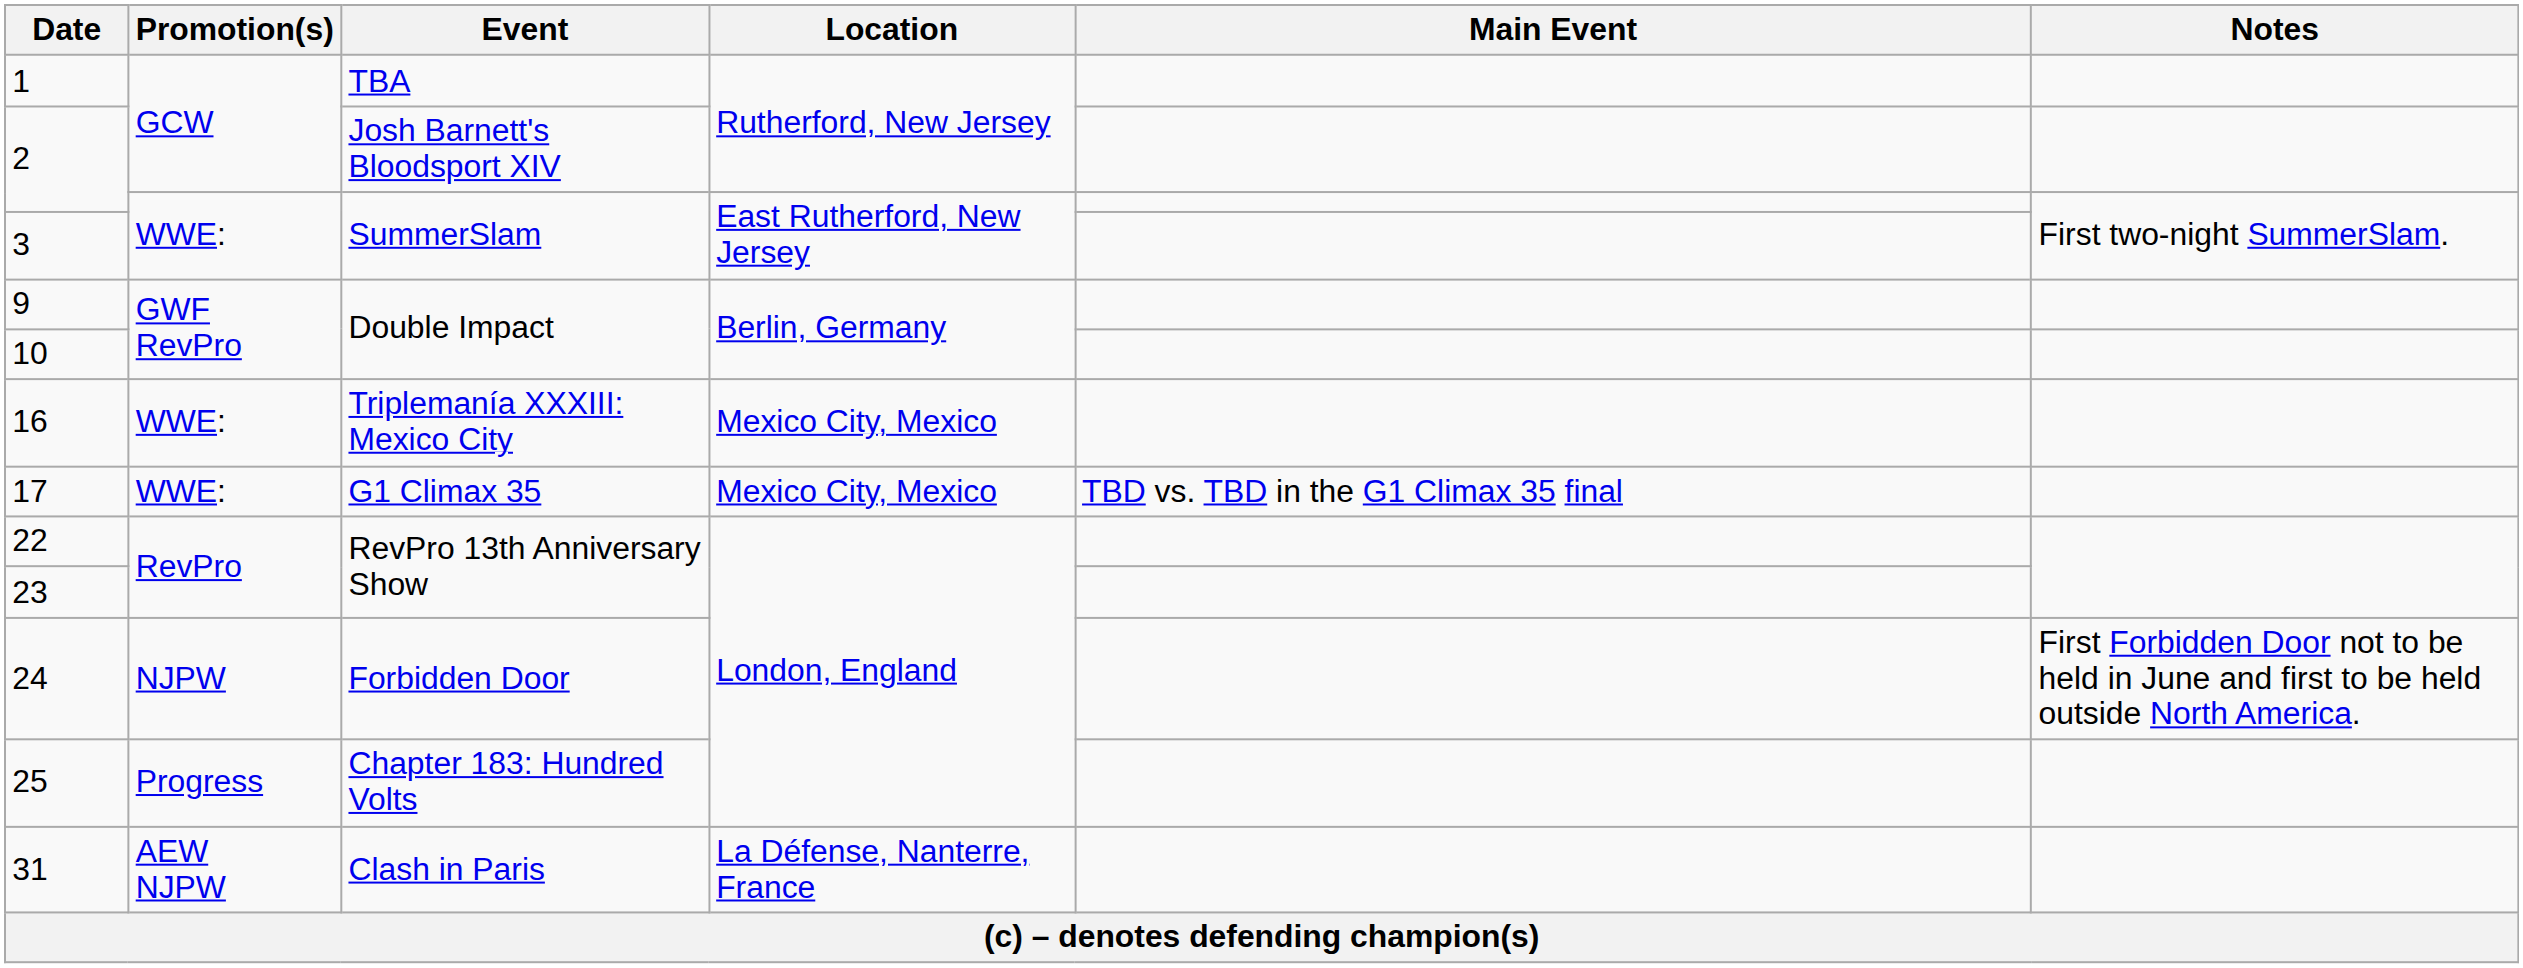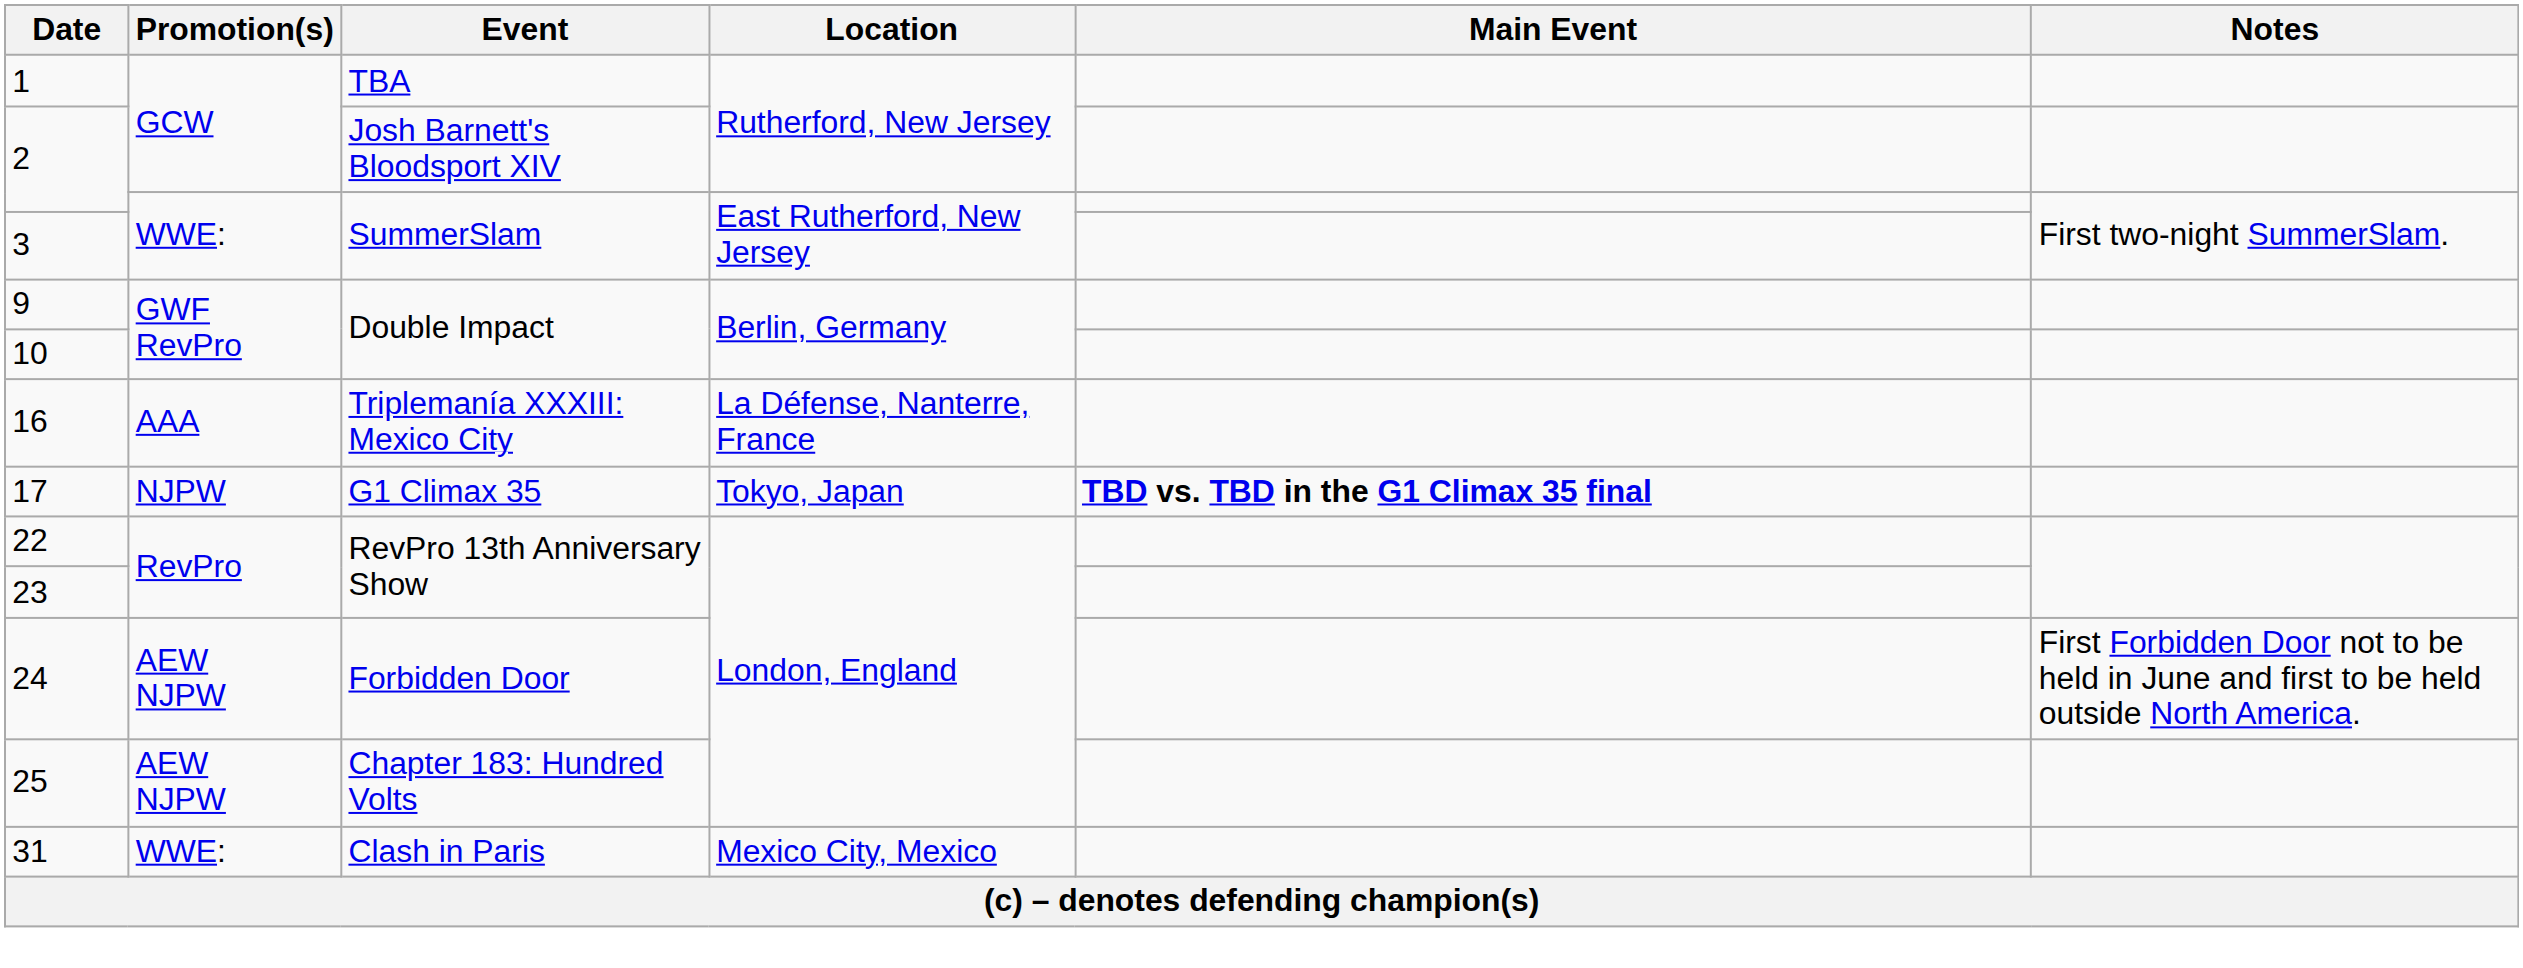(181, 422) WWE: -> (168, 422) AAA
(857, 422) Mexico City, Mexico -> (873, 422) La Défense, Nanterre, France
(181, 490) WWE: -> (181, 490) NJPW
(857, 490) Mexico City, Mexico -> (810, 490) Tokyo, Japan
(1353, 490) normal -> (1367, 490) bold
(181, 677) NJPW -> (181, 677) AEW NJPW
(199, 782) Progress -> (181, 782) AEW NJPW
(181, 868) AEW NJPW -> (181, 850) WWE:
(873, 868) La Défense, Nanterre, France -> (856, 850) Mexico City, Mexico
